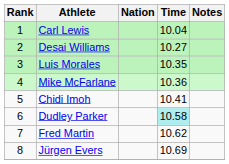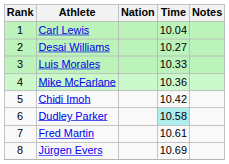(173, 64) 10.35 -> (173, 64) 10.33
(173, 99) 10.41 -> (173, 99) 10.42
(173, 133) 10.62 -> (173, 133) 10.61
